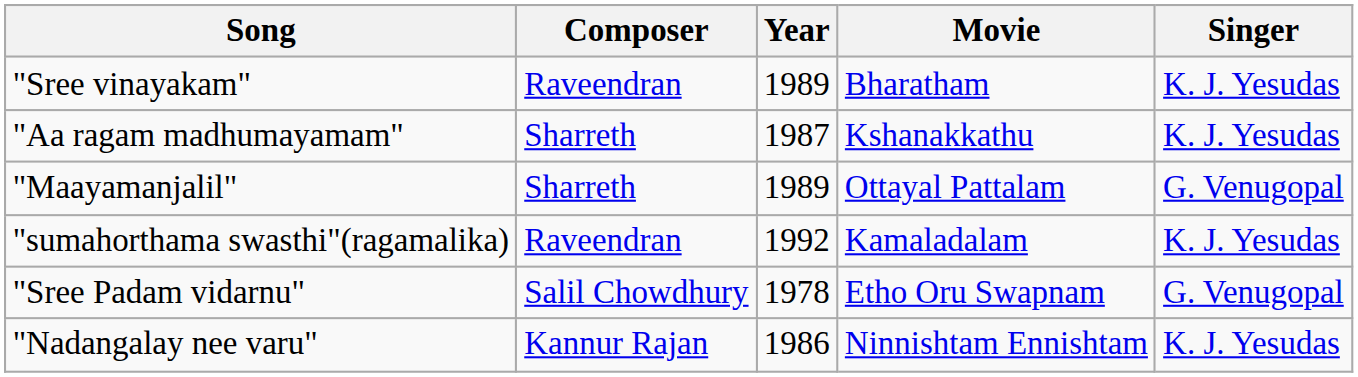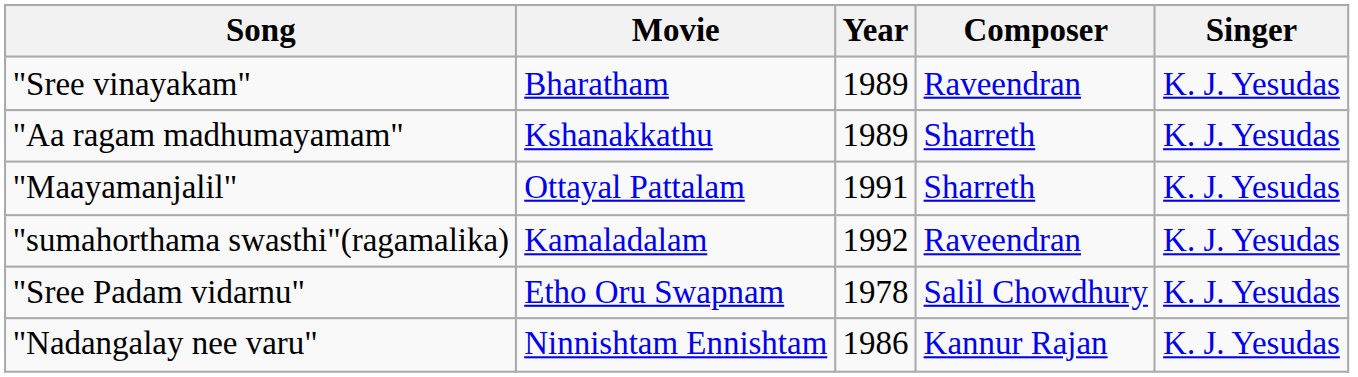columns swapped: (996, 30) <-> (636, 30)
(797, 135) 1987 -> (875, 135) 1989
(797, 187) 1989 -> (875, 187) 1991
(1253, 187) G. Venugopal -> (1251, 187) K. J. Yesudas
(1253, 291) G. Venugopal -> (1251, 291) K. J. Yesudas
